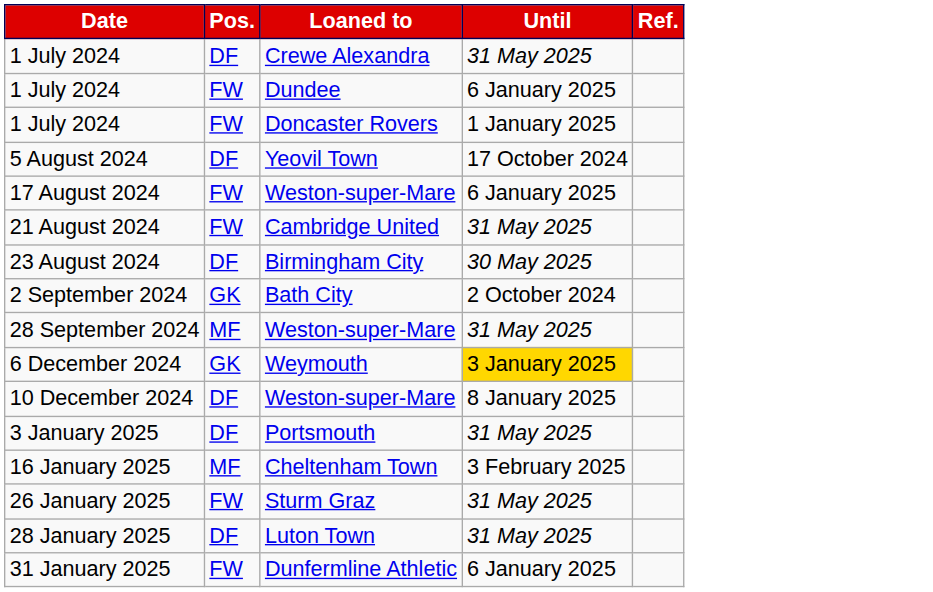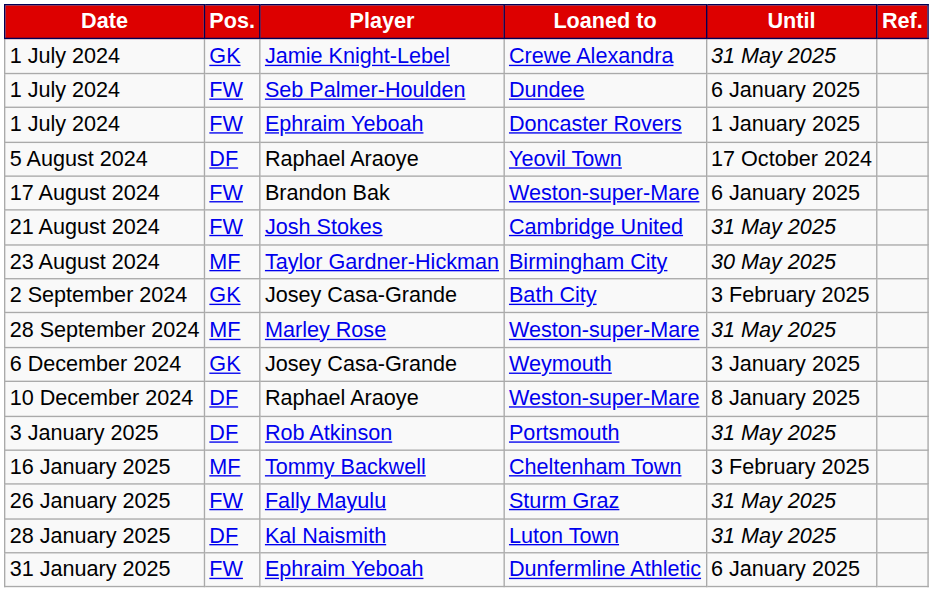+ column: (382, 21)
(224, 55) DF -> (225, 55) GK
(224, 261) DF -> (225, 261) MF
(541, 295) 2 October 2024 -> (790, 295) 3 February 2025
(541, 364) gold background -> (785, 364) no background
